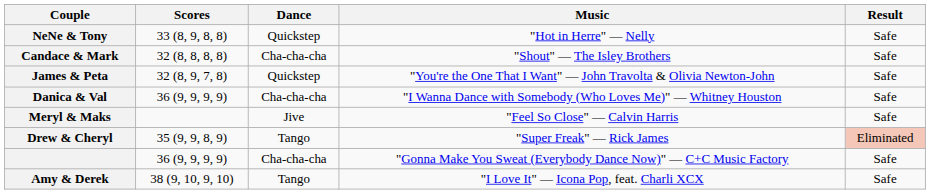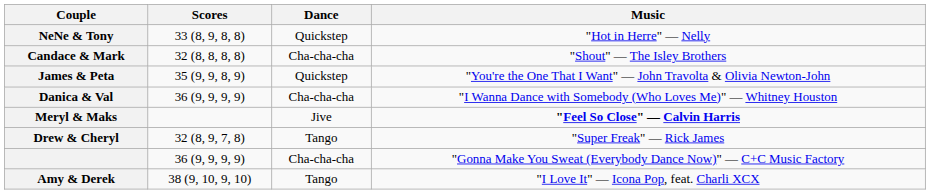- column: (885, 14)
(192, 76) 32 (8, 9, 7, 8) -> (210, 76) 35 (9, 9, 8, 9)
(592, 117) normal -> (648, 117) bold
(192, 138) 35 (9, 9, 8, 9) -> (210, 138) 32 (8, 9, 7, 8)
